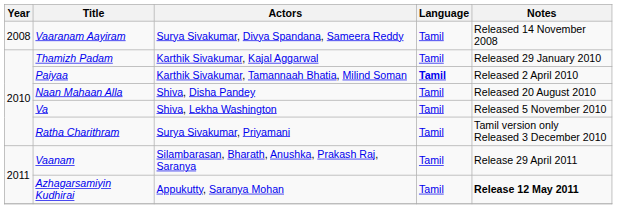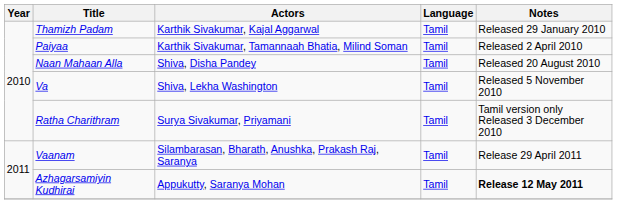- row: (81, 36)
(432, 75) bold -> (436, 47) normal
